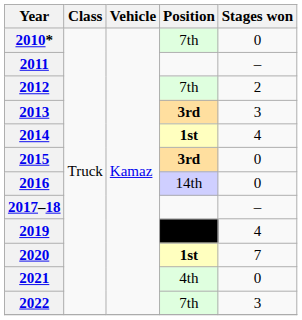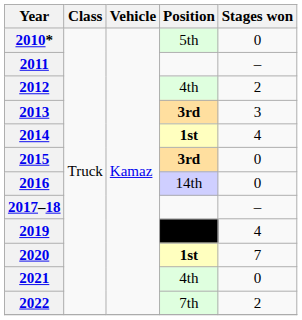(189, 40) 7th -> (189, 40) 5th
(189, 87) 7th -> (189, 87) 4th
(257, 302) 3 -> (257, 302) 2
